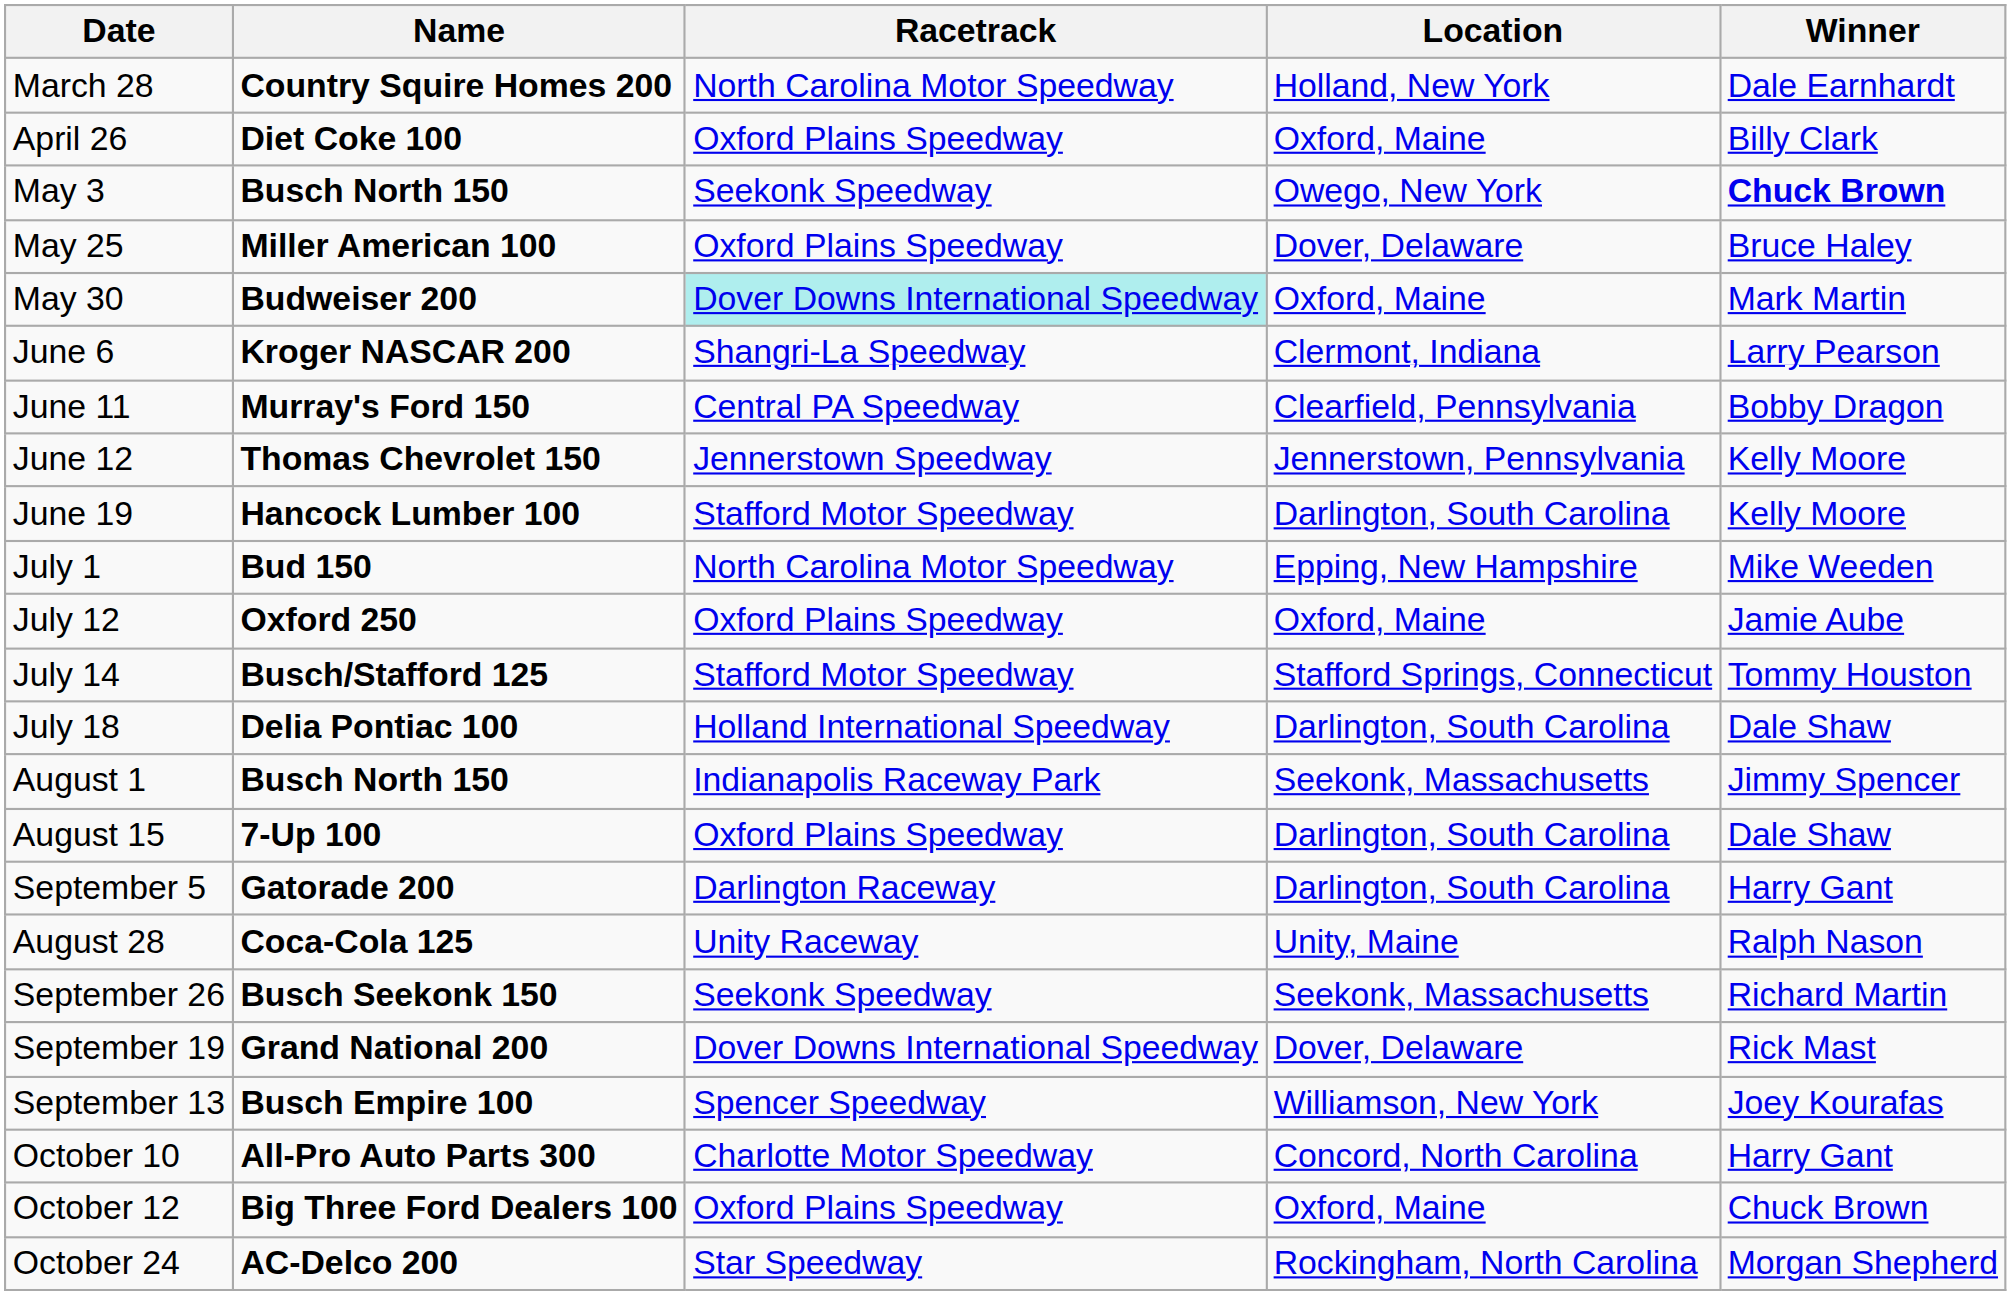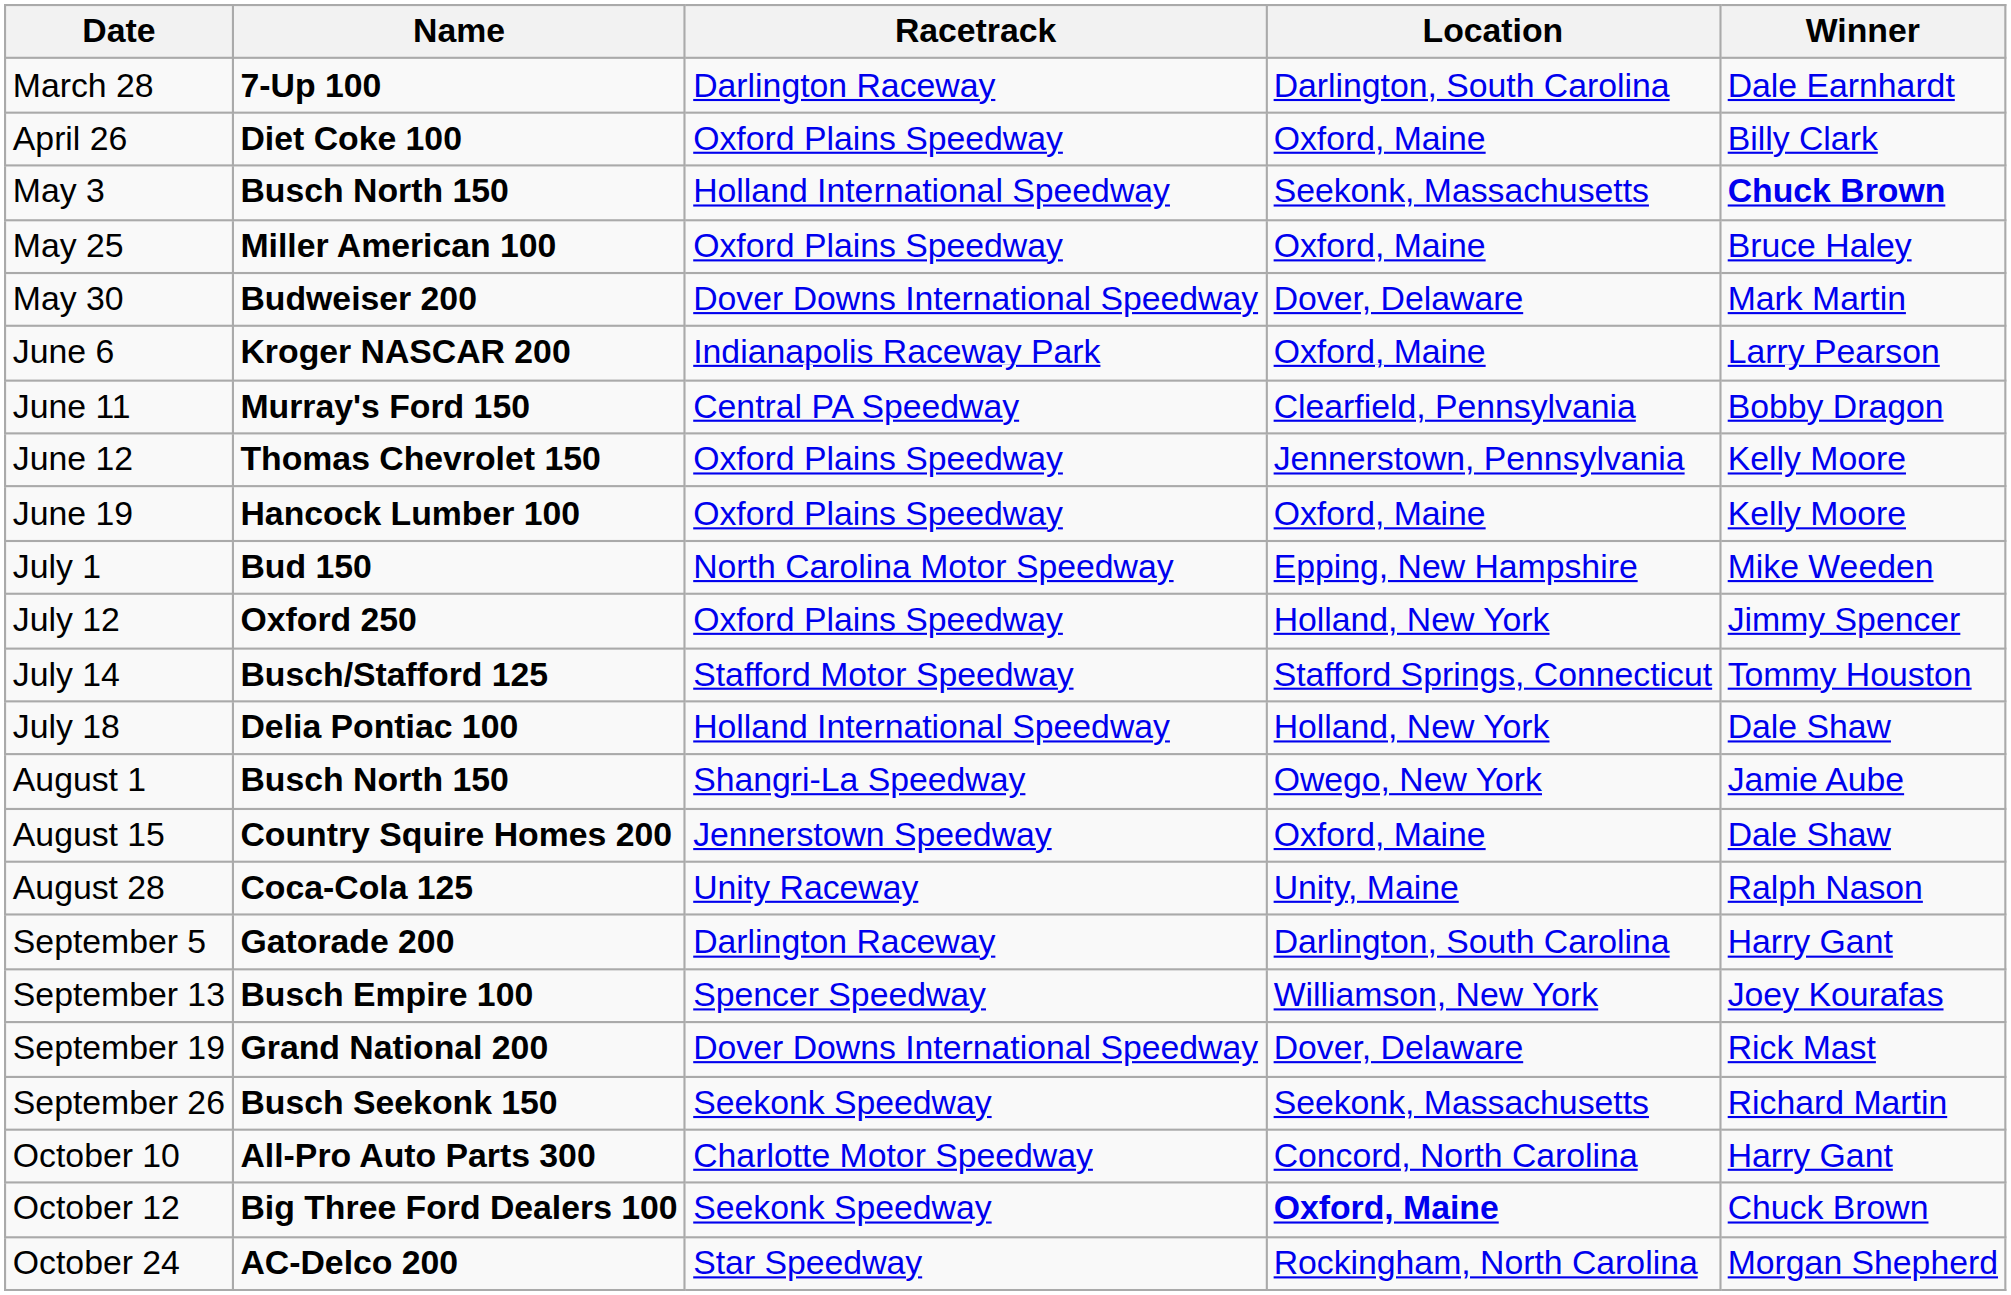(456, 84) Country Squire Homes 200 -> (311, 84) 7-Up 100
(933, 84) North Carolina Motor Speedway -> (844, 84) Darlington Raceway
(1412, 84) Holland, New York -> (1472, 84) Darlington, South Carolina
(842, 191) Seekonk Speedway -> (932, 191) Holland International Speedway
(1408, 191) Owego, New York -> (1461, 191) Seekonk, Massachusetts
(1398, 245) Dover, Delaware -> (1380, 245) Oxford, Maine
(976, 298) paleturquoise background -> (976, 298) no background
(1380, 298) Oxford, Maine -> (1398, 298) Dover, Delaware
(859, 352) Shangri-La Speedway -> (897, 352) Indianapolis Raceway Park
(1407, 352) Clermont, Indiana -> (1380, 352) Oxford, Maine
(872, 459) Jennerstown Speedway -> (878, 459) Oxford Plains Speedway
(883, 513) Stafford Motor Speedway -> (878, 513) Oxford Plains Speedway
(1472, 513) Darlington, South Carolina -> (1380, 513) Oxford, Maine
(1380, 620) Oxford, Maine -> (1412, 620) Holland, New York
(1816, 620) Jamie Aube -> (1844, 620) Jimmy Spencer
(1472, 727) Darlington, South Carolina -> (1412, 727) Holland, New York
(897, 780) Indianapolis Raceway Park -> (859, 780) Shangri-La Speedway
(1461, 780) Seekonk, Massachusetts -> (1408, 780) Owego, New York
(1844, 780) Jimmy Spencer -> (1816, 780) Jamie Aube
(311, 834) 7-Up 100 -> (456, 834) Country Squire Homes 200
(878, 834) Oxford Plains Speedway -> (872, 834) Jennerstown Speedway
(1472, 834) Darlington, South Carolina -> (1380, 834) Oxford, Maine
rows swapped: (89, 941) <-> (109, 887)
rows swapped: (119, 1102) <-> (119, 995)
(878, 1209) Oxford Plains Speedway -> (842, 1209) Seekonk Speedway
(1380, 1209) normal -> (1386, 1209) bold
